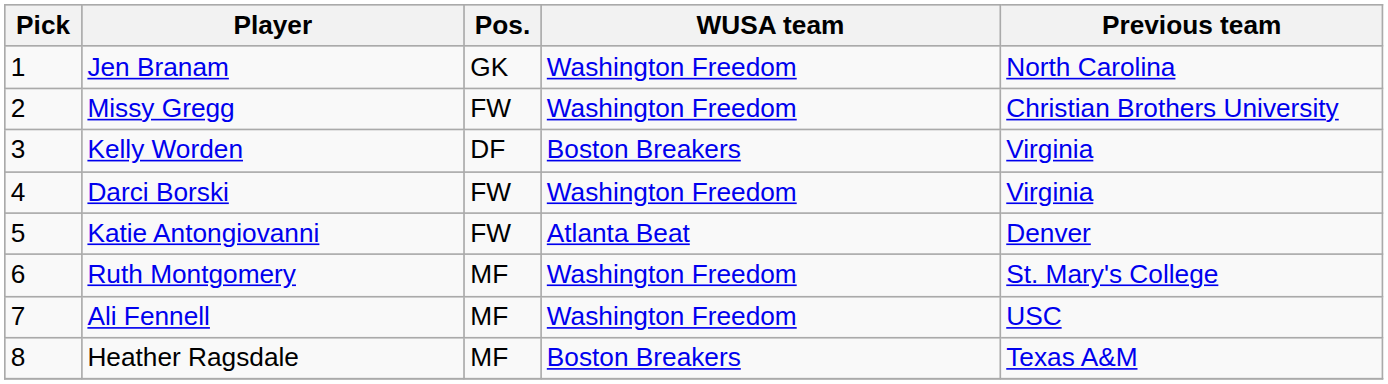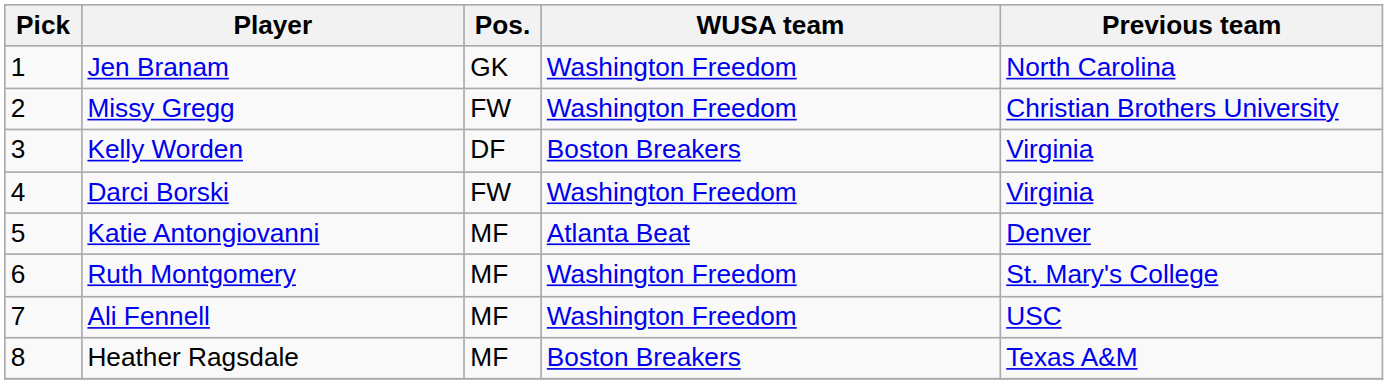(491, 233) FW -> (489, 233) MF
